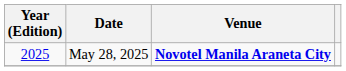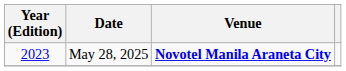(35, 54) 2025 -> (35, 54) 2023
